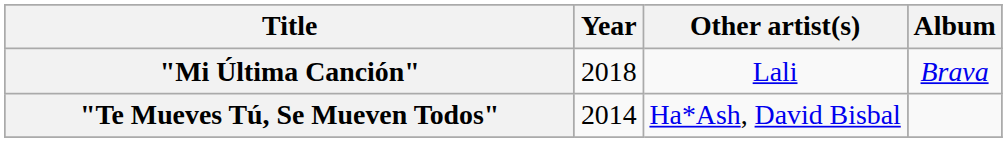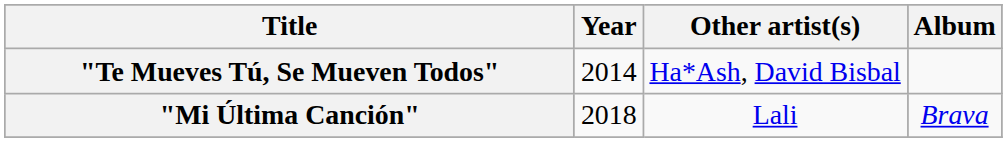rows swapped: (290, 114) <-> (290, 70)
